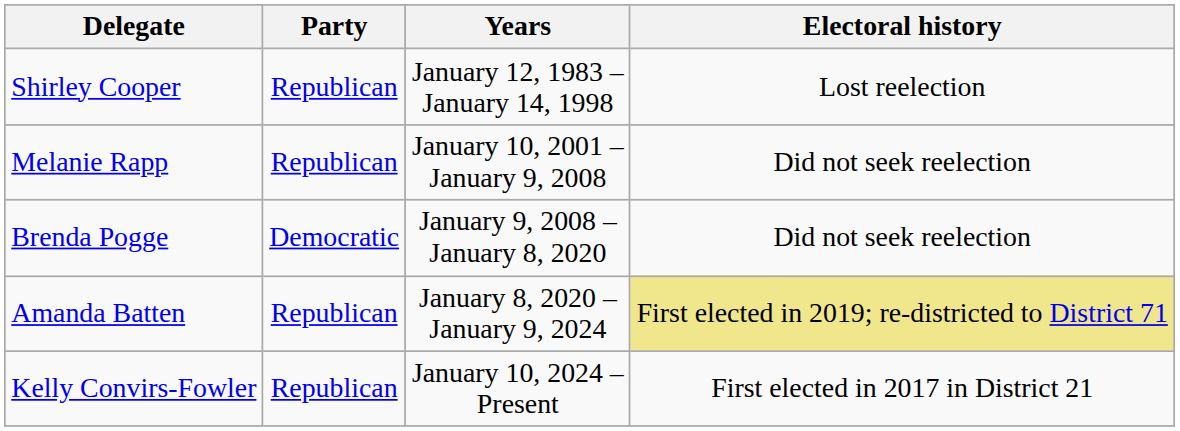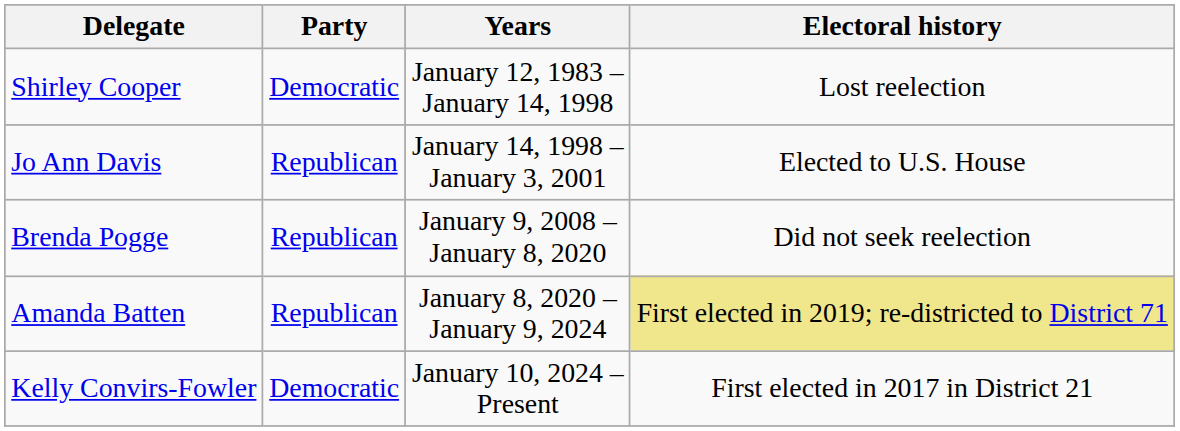(334, 86) Republican -> (334, 86) Democratic
+ row: (86, 161)
- row: (90, 161)
(334, 237) Democratic -> (334, 237) Republican
(334, 388) Republican -> (334, 388) Democratic
